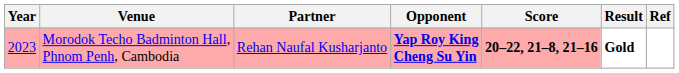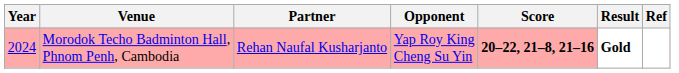(22, 48) 2023 -> (22, 48) 2024
(436, 48) bold -> (434, 48) normal
